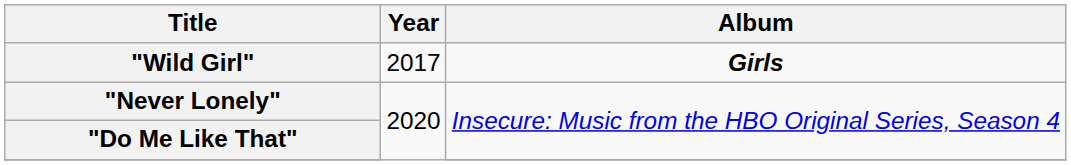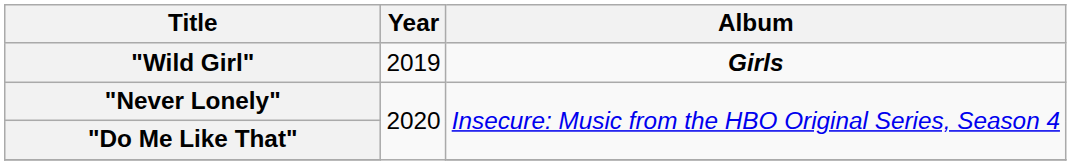(413, 62) 2017 -> (413, 62) 2019
